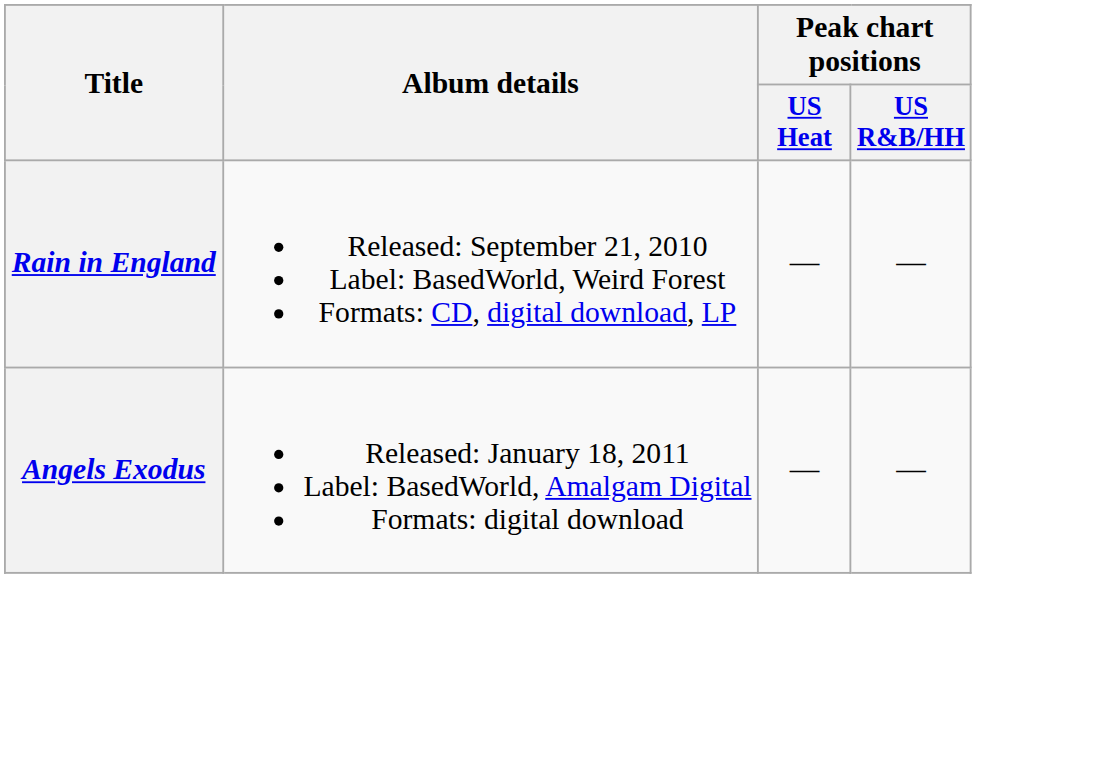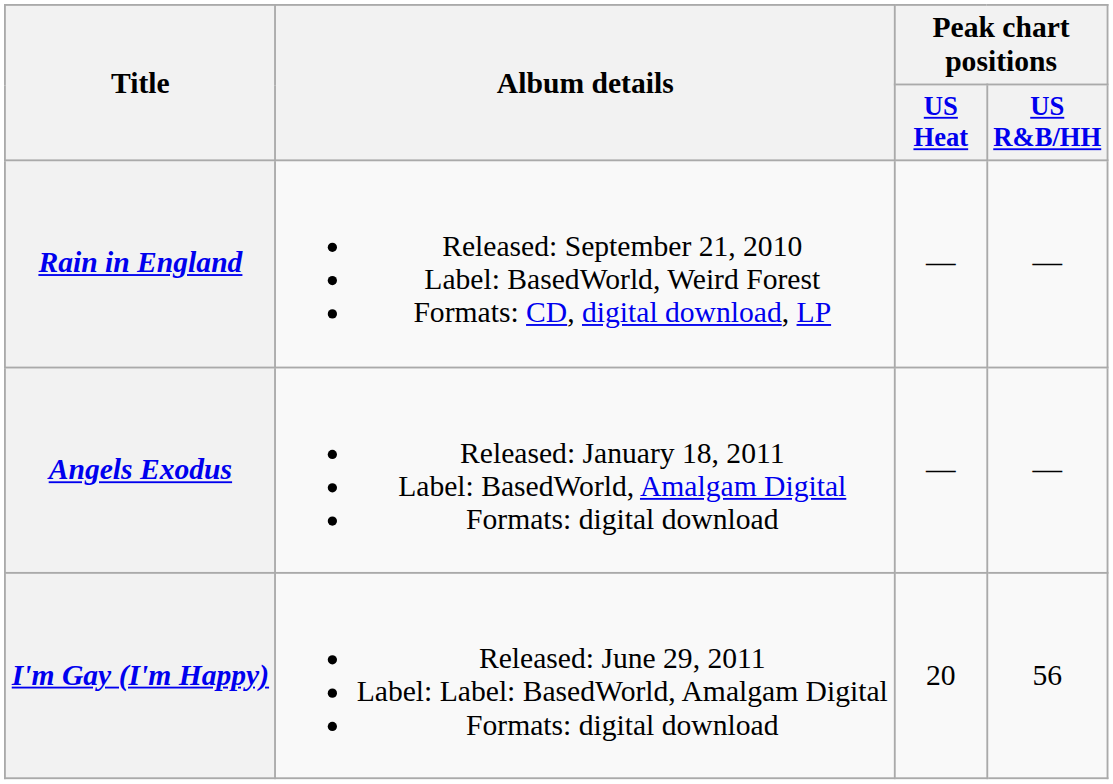+ row: (140, 675)
